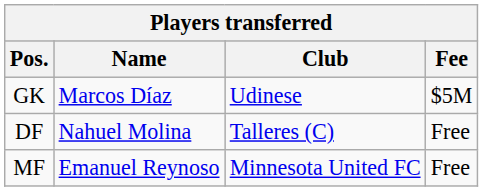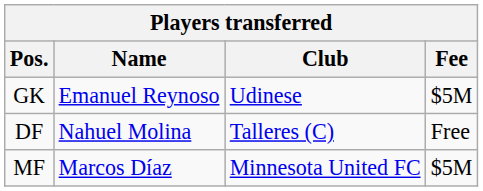(115, 95) Marcos Díaz -> (139, 95) Emanuel Reynoso
(139, 168) Emanuel Reynoso -> (115, 168) Marcos Díaz
(450, 168) Free -> (452, 168) $5M
